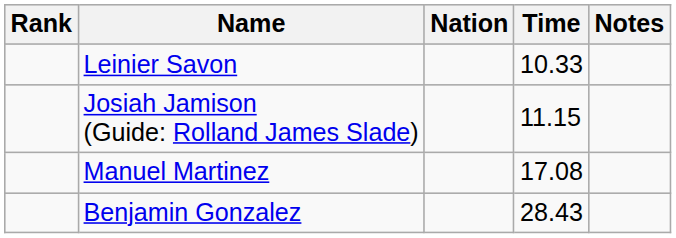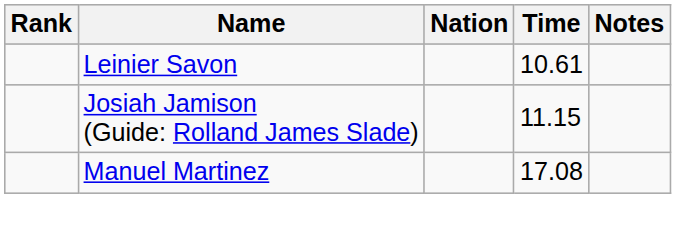(551, 64) 10.33 -> (551, 64) 10.61
- row: (192, 212)
